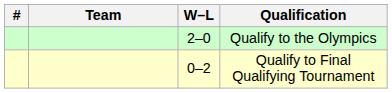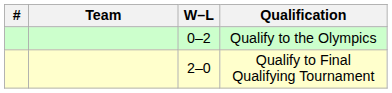(199, 38) 2–0 -> (199, 38) 0–2
(199, 68) 0–2 -> (199, 68) 2–0
